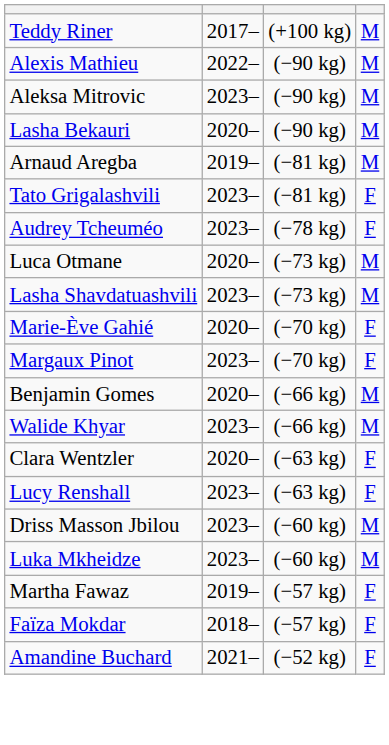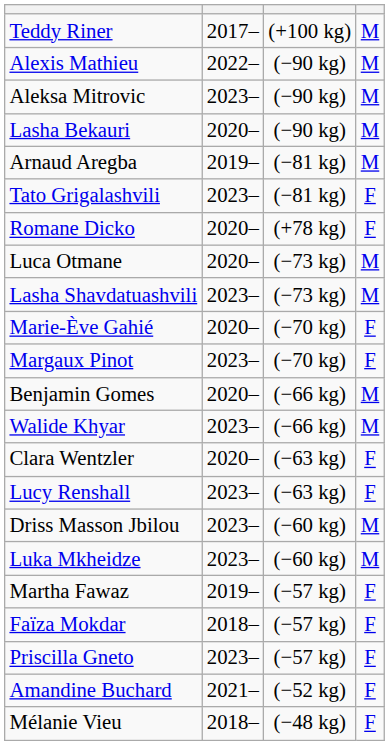+ row: (72, 228)
- row: (86, 228)
+ row: (72, 657)
+ row: (66, 723)
